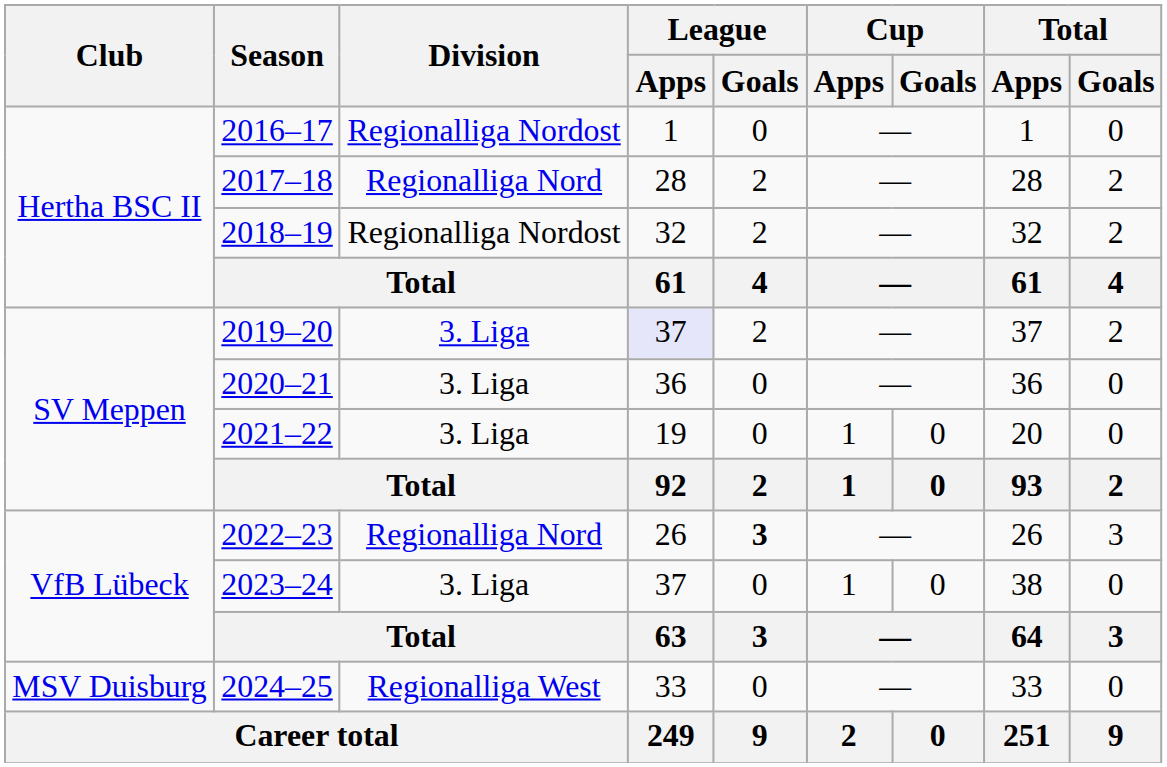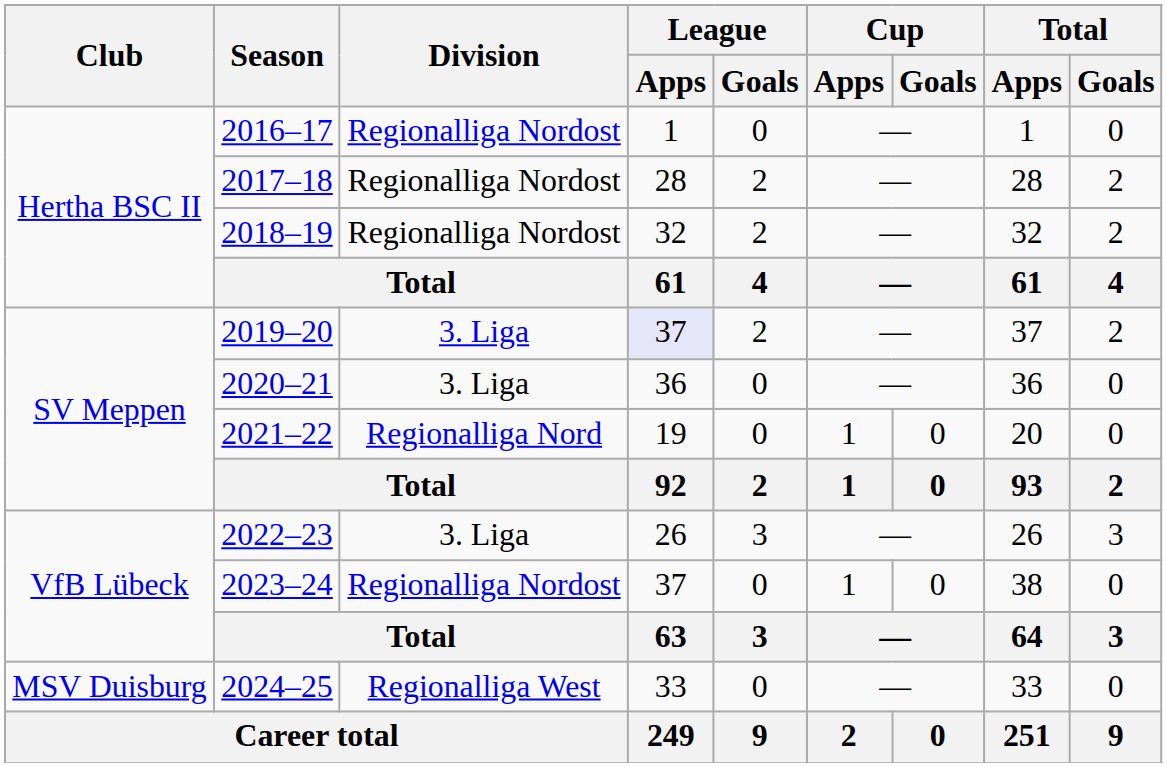(484, 181) Regionalliga Nord -> (484, 181) Regionalliga Nordost
(484, 433) 3. Liga -> (484, 433) Regionalliga Nord
(484, 534) Regionalliga Nord -> (484, 534) 3. Liga
(760, 534) bold -> (760, 534) normal
(484, 585) 3. Liga -> (484, 585) Regionalliga Nordost
